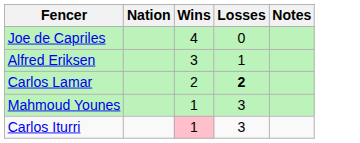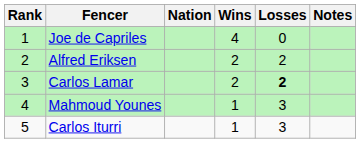+ column: (25, 15)
(194, 60) 3 -> (235, 60) 2
(241, 60) 1 -> (282, 60) 2
(194, 127) pink background -> (235, 127) no background
